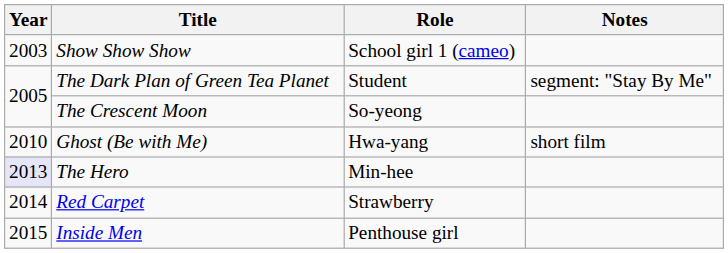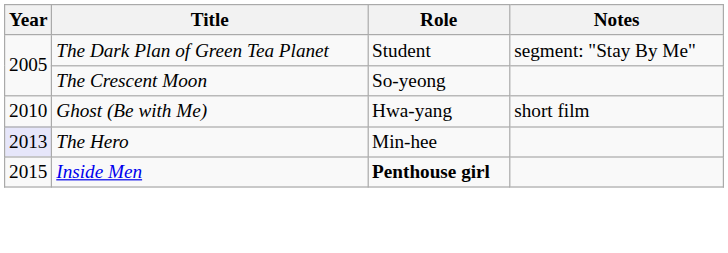- row: (123, 50)
- row: (100, 202)
(403, 232) normal -> (431, 171) bold
